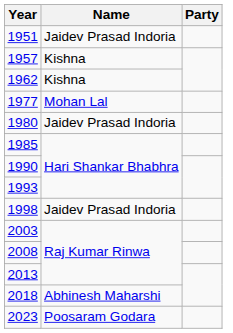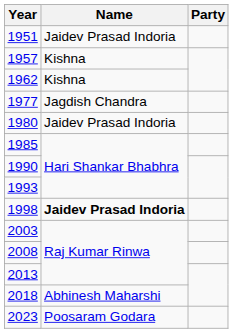(76, 101) Mohan Lal -> (95, 101) Jagdish Chandra
(110, 209) normal -> (114, 209) bold
